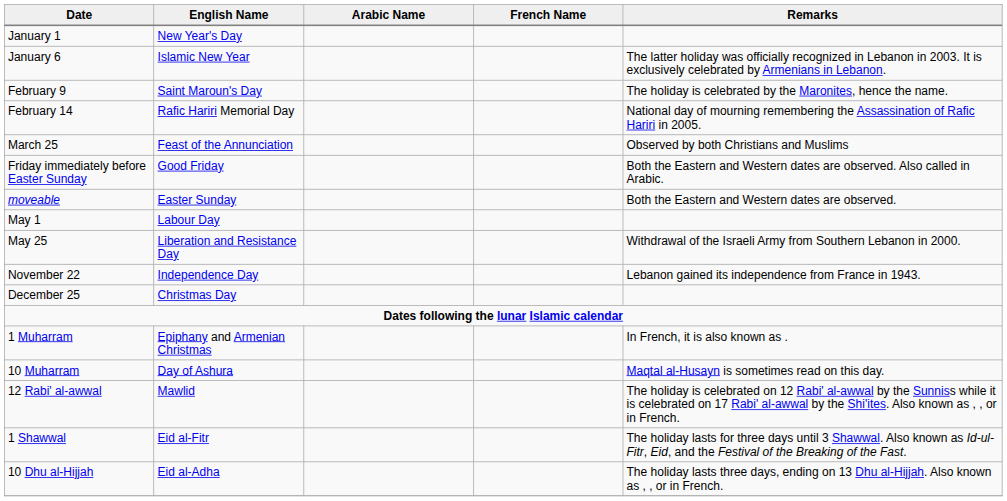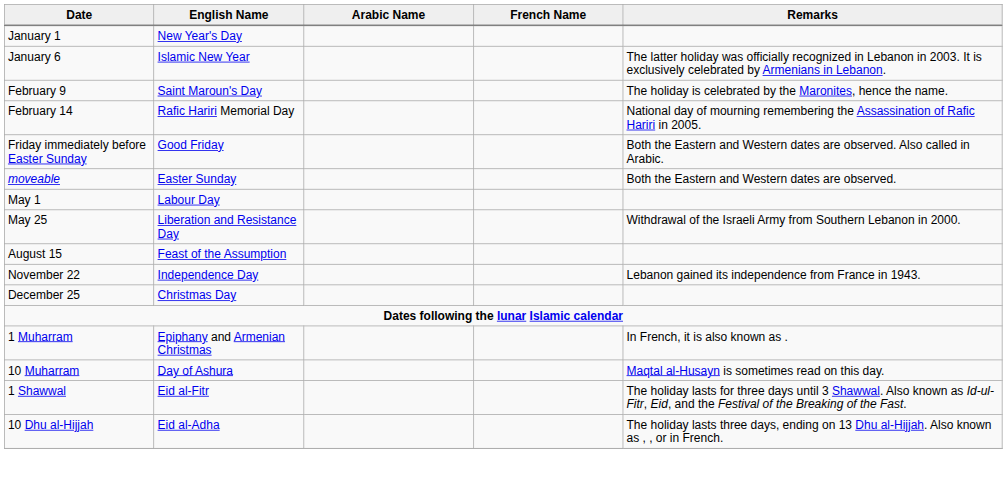- row: (33, 145)
+ row: (35, 254)
- row: (55, 391)
